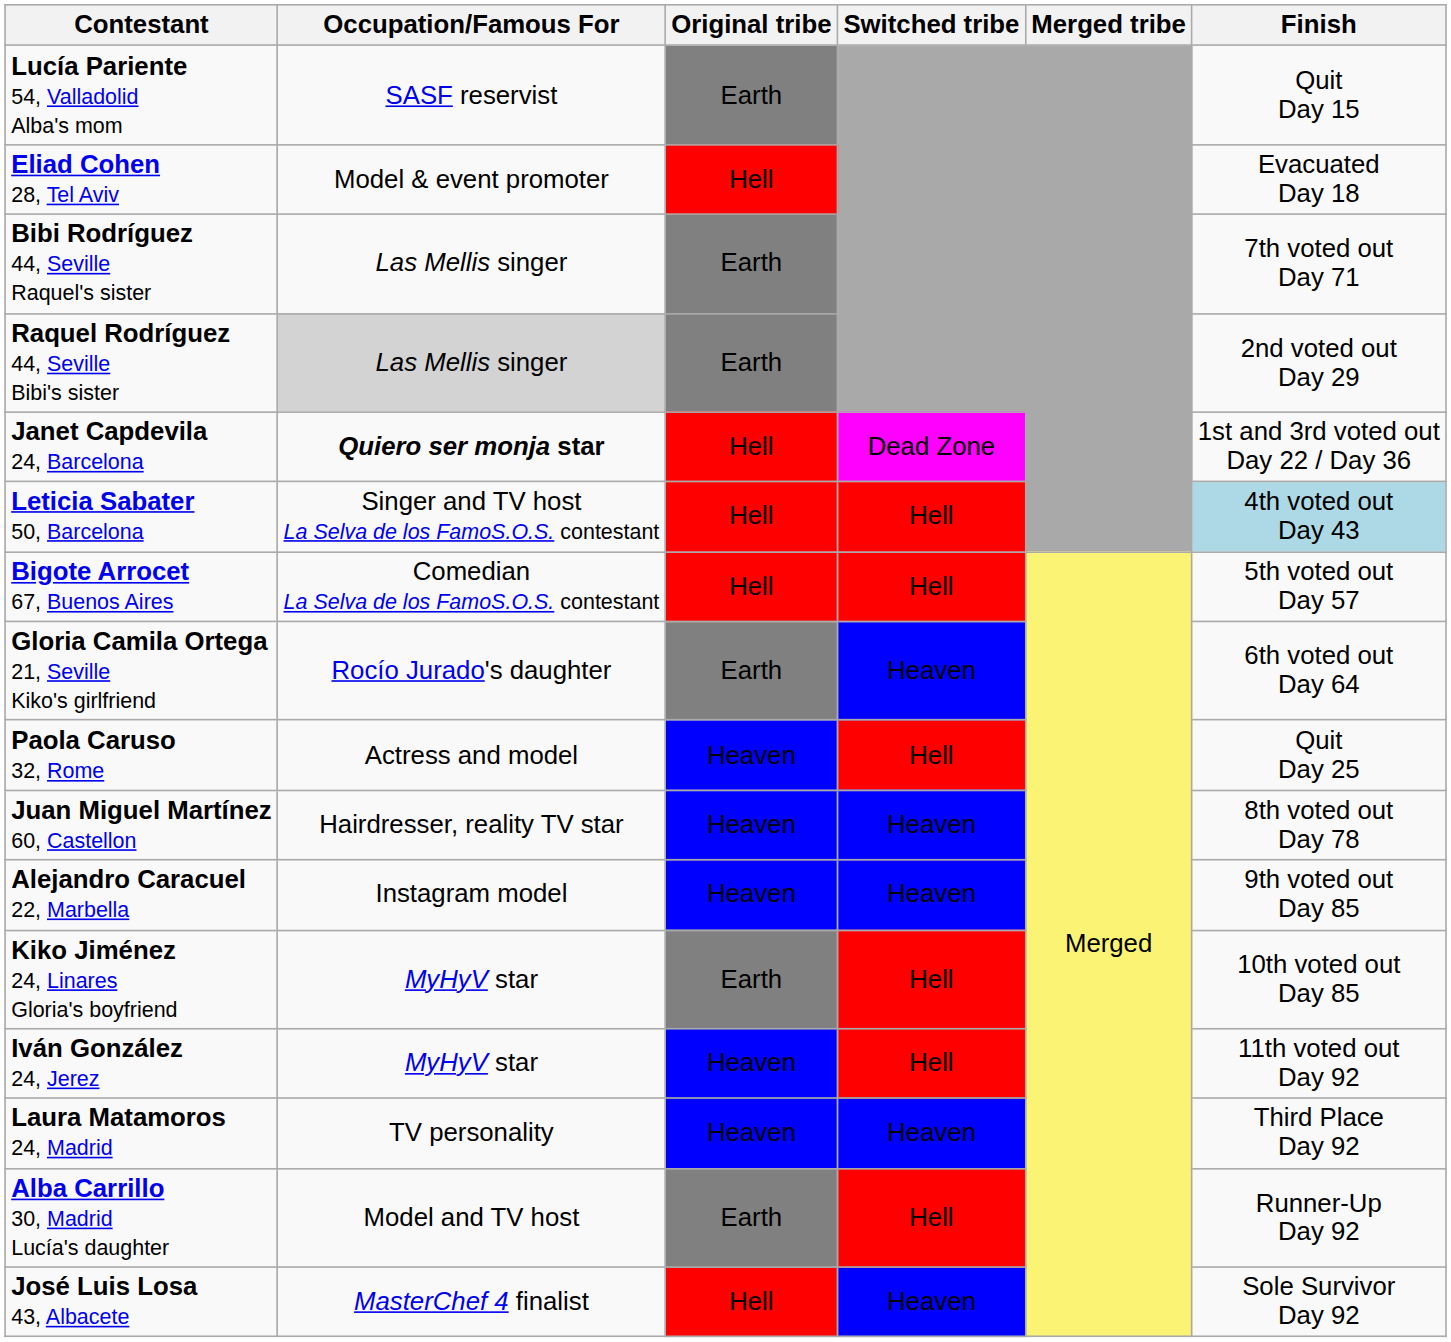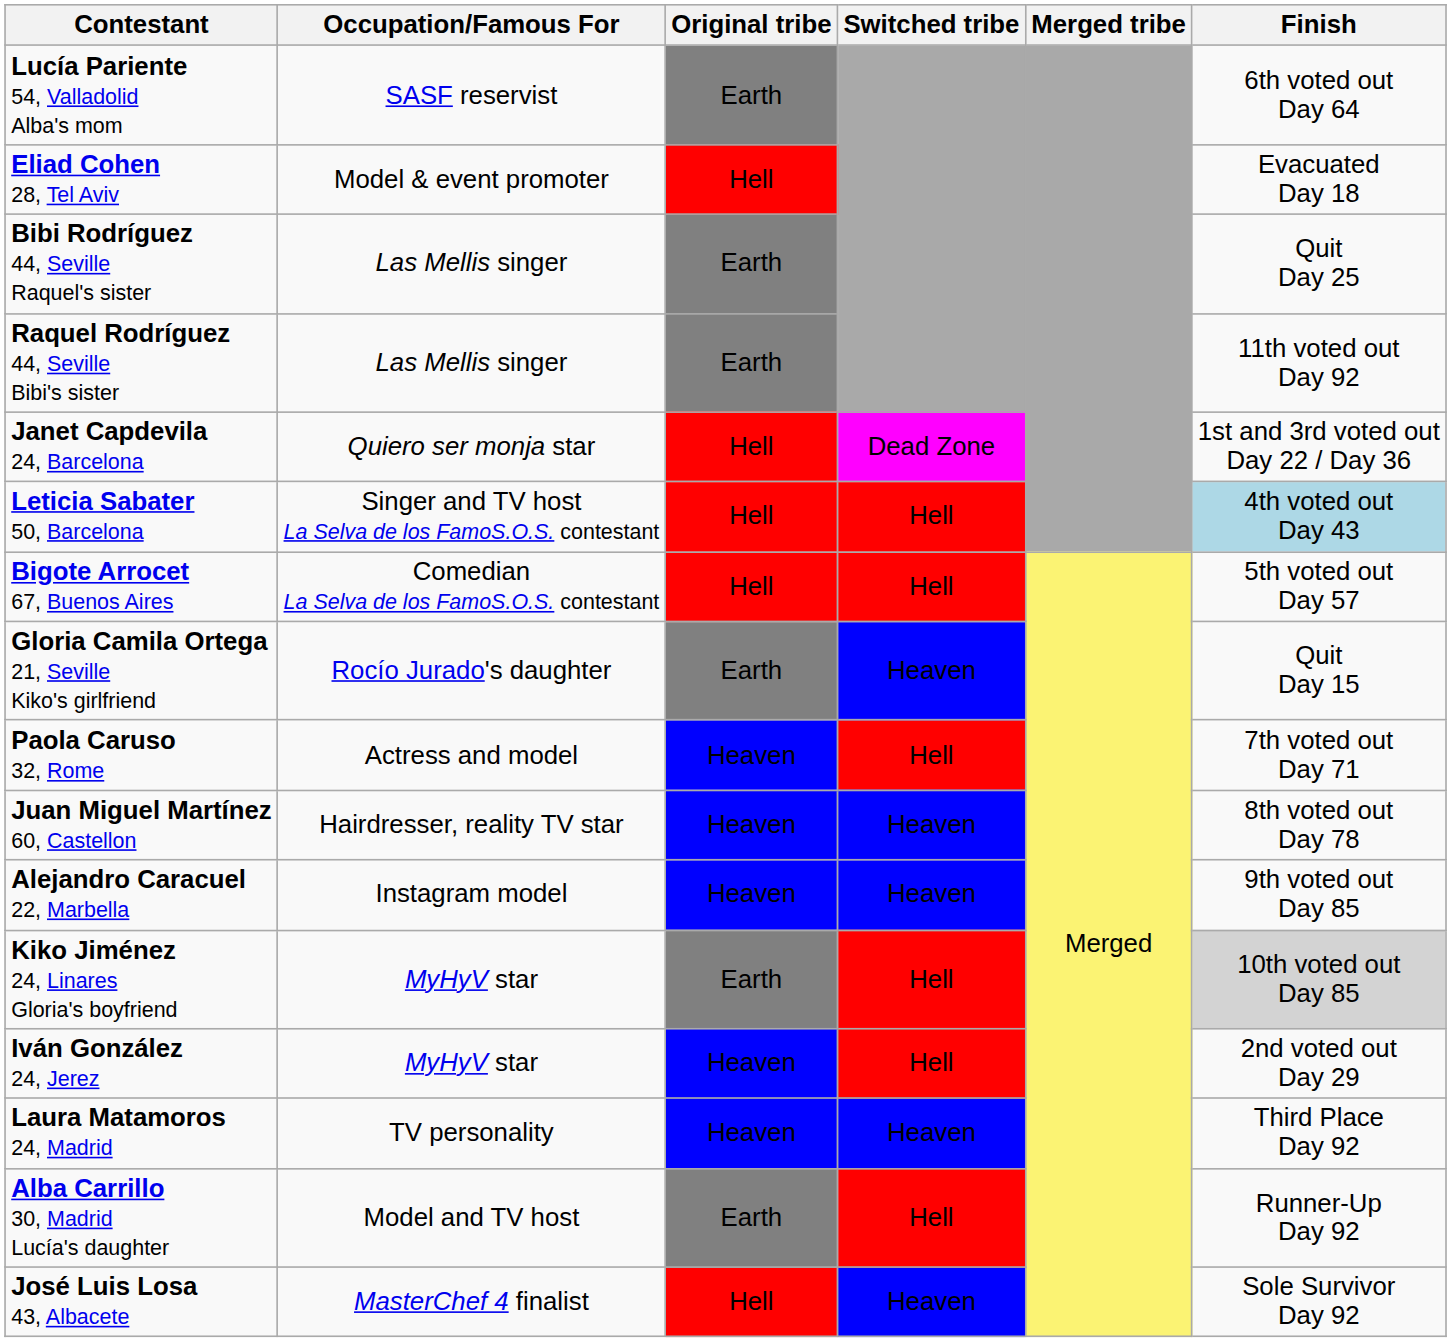(1319, 94) Quit Day 15 -> (1319, 94) 6th voted out Day 64
(1319, 263) 7th voted out Day 71 -> (1319, 263) Quit Day 25
(471, 362) lightgrey background -> (471, 362) no background
(1319, 362) 2nd voted out Day 29 -> (1319, 362) 11th voted out Day 92
(471, 446) bold -> (471, 446) normal
(1319, 670) 6th voted out Day 64 -> (1319, 670) Quit Day 15
(1319, 754) Quit Day 25 -> (1319, 754) 7th voted out Day 71
(1319, 978) no background -> (1319, 978) lightgrey background
(1319, 1063) 11th voted out Day 92 -> (1319, 1063) 2nd voted out Day 29
